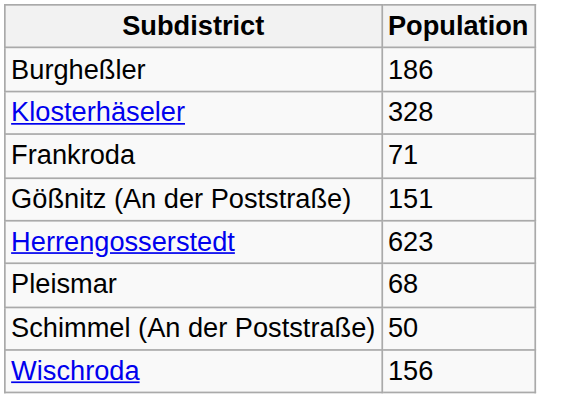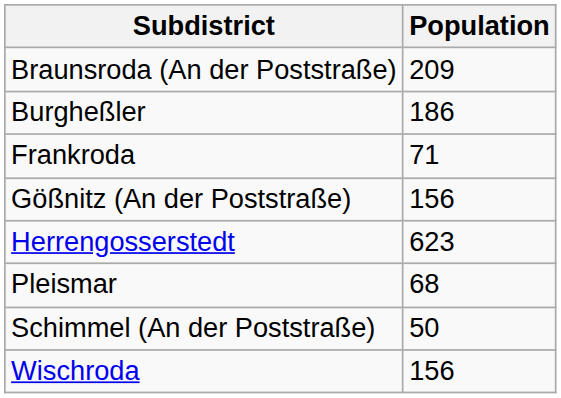+ row: (204, 69)
- row: (98, 112)
(411, 198) 151 -> (432, 198) 156
